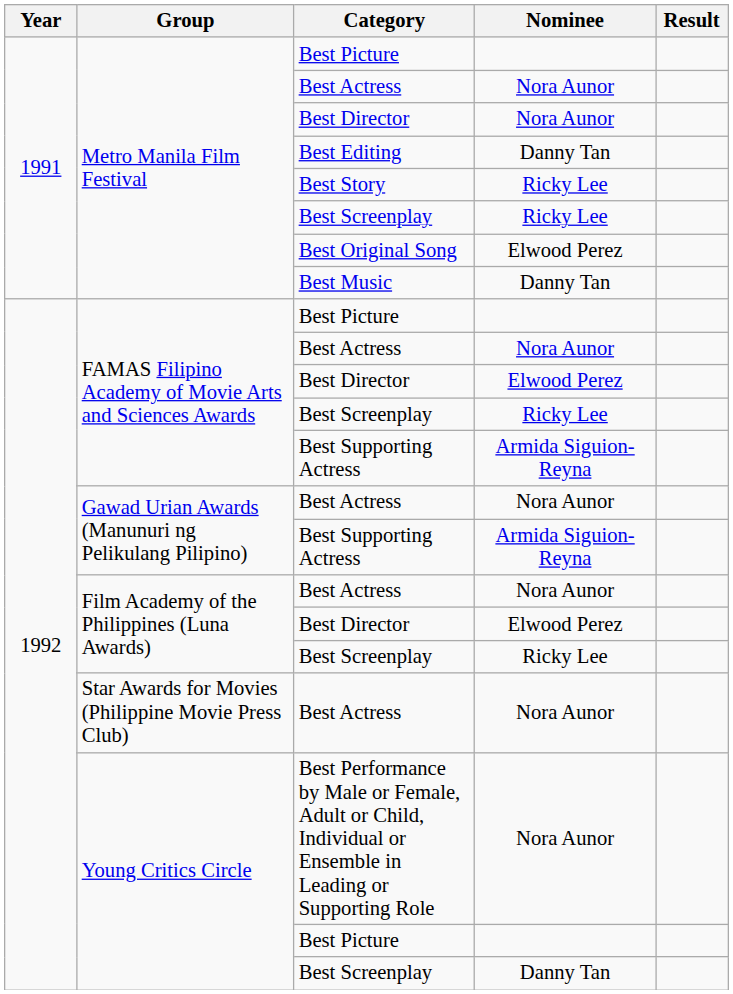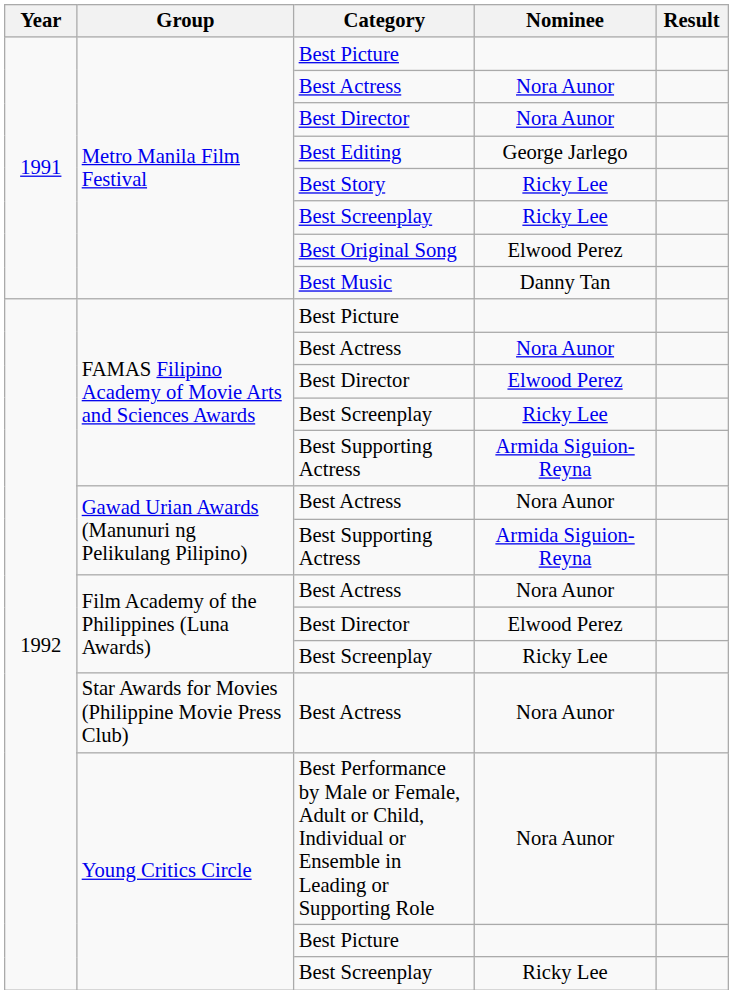(565, 151) Danny Tan -> (565, 151) George Jarlego
(565, 973) Danny Tan -> (565, 973) Ricky Lee
